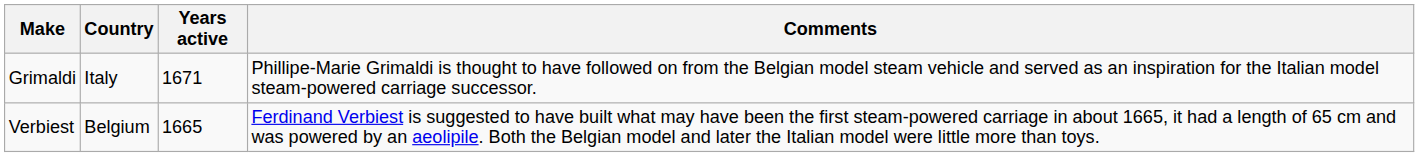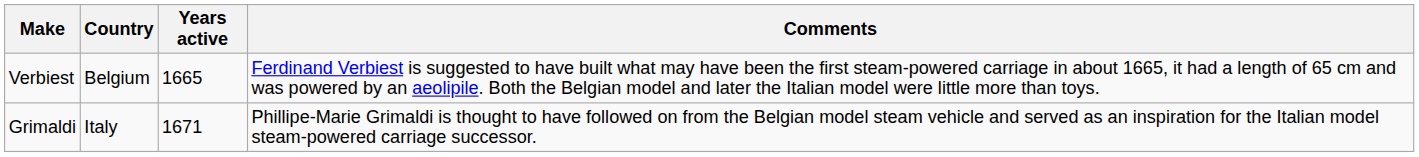rows swapped: (42, 78) <-> (41, 127)
